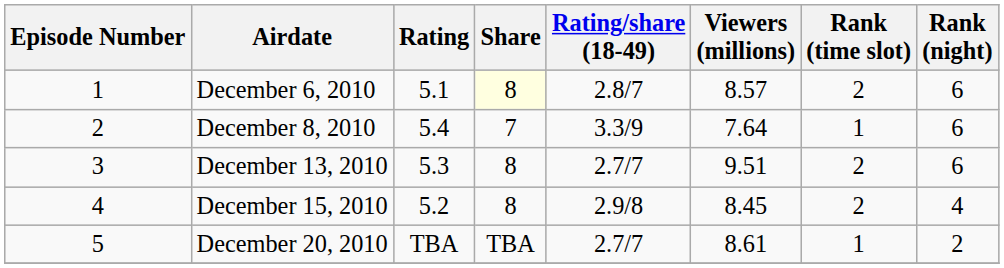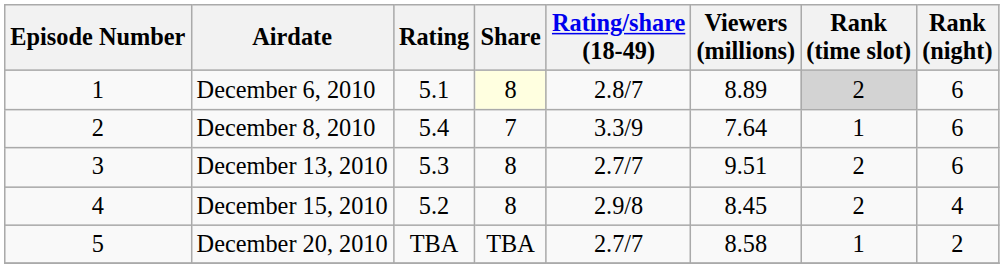(746, 89) 8.57 -> (746, 89) 8.89
(859, 89) no background -> (859, 89) lightgrey background
(746, 243) 8.61 -> (746, 243) 8.58
